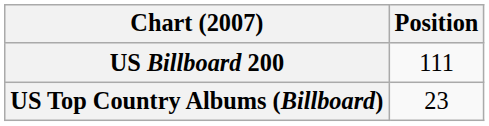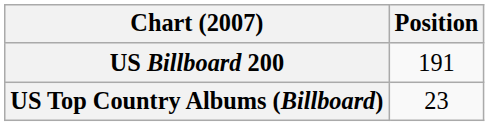(436, 62) 111 -> (436, 62) 191
